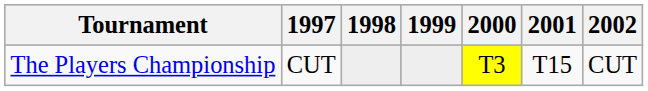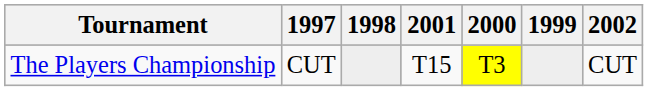columns swapped: (432, 24) <-> (552, 24)
